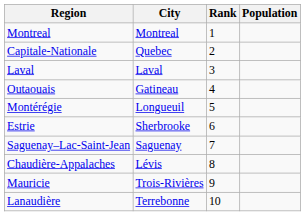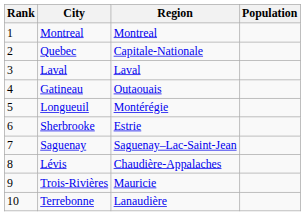columns swapped: (223, 13) <-> (69, 13)
